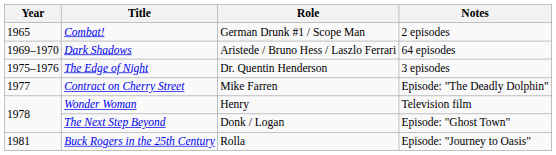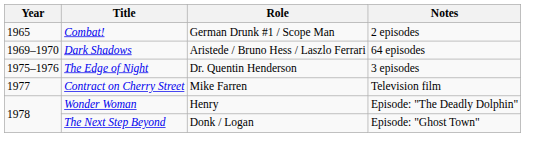(475, 86) Episode: "The Deadly Dolphin" -> (406, 86) Television film
(436, 104) Television film -> (445, 104) Episode: "The Deadly Dolphin"
- row: (140, 141)
